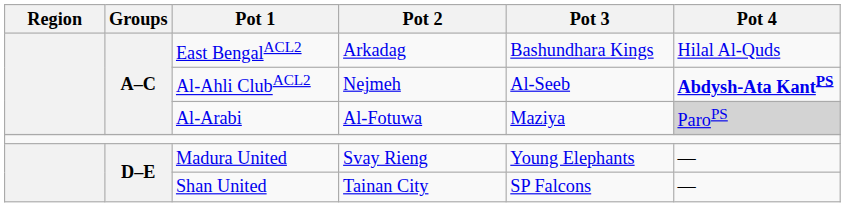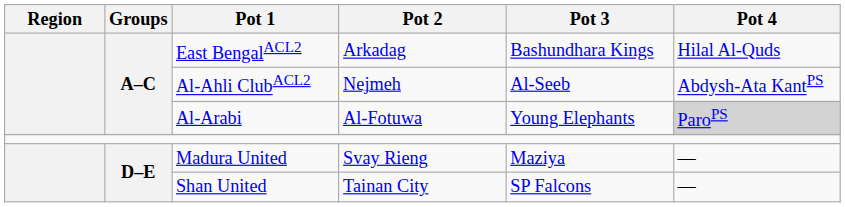(756, 84) bold -> (750, 84) normal
(538, 118) Maziya -> (572, 118) Young Elephants
(572, 157) Young Elephants -> (538, 157) Maziya
